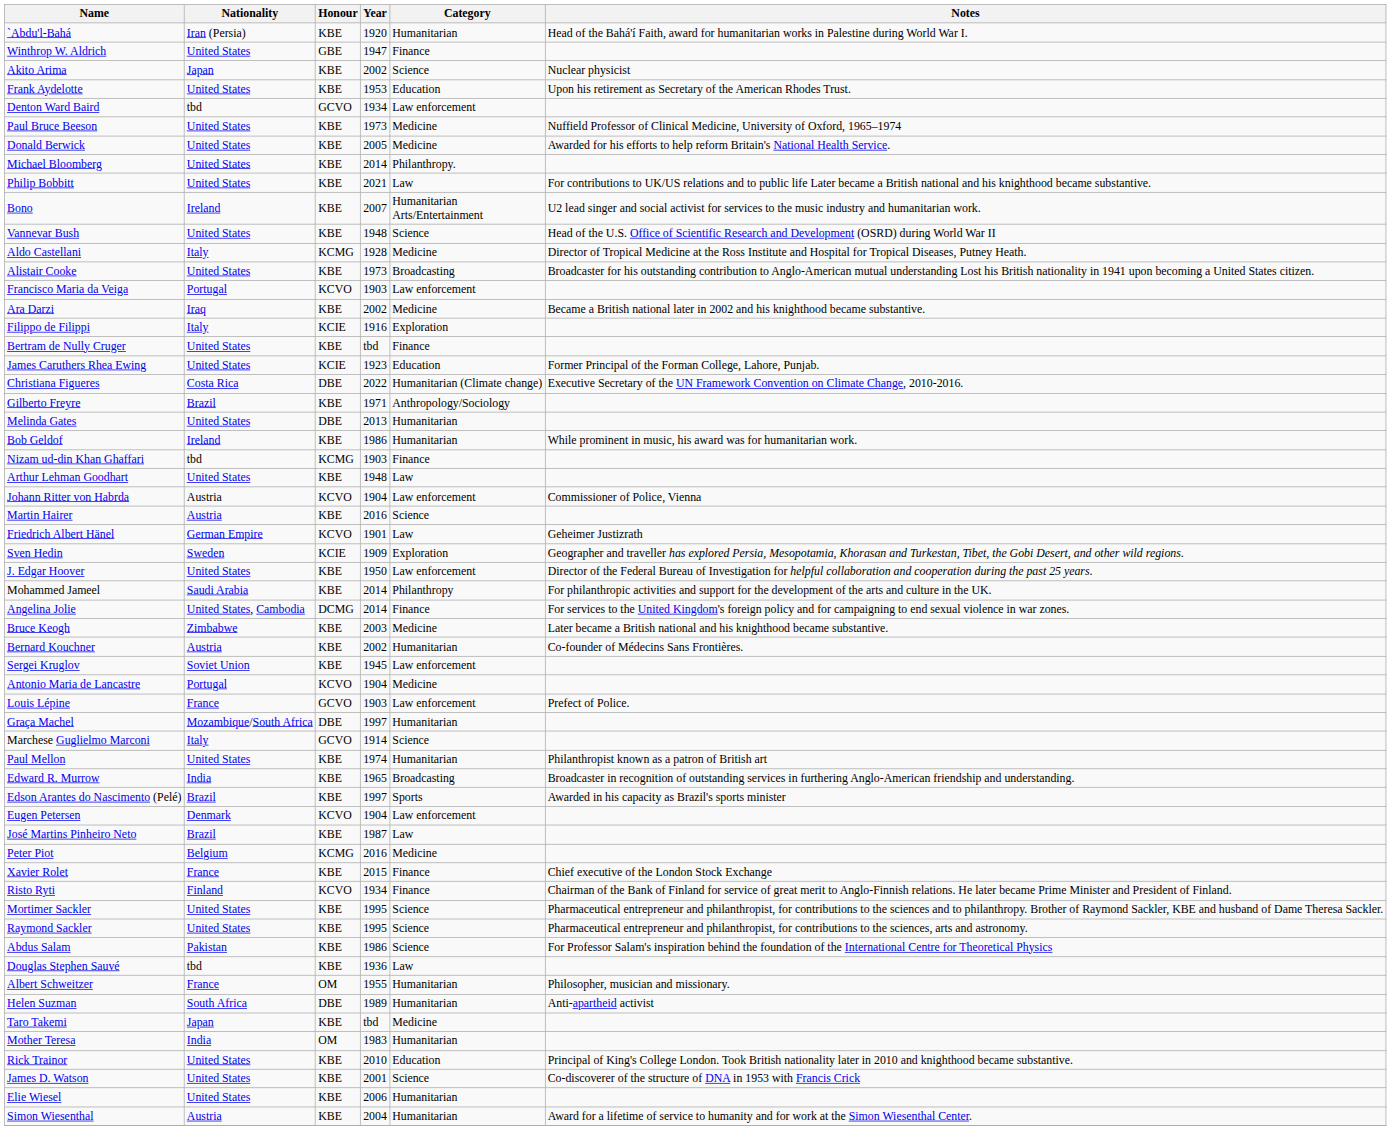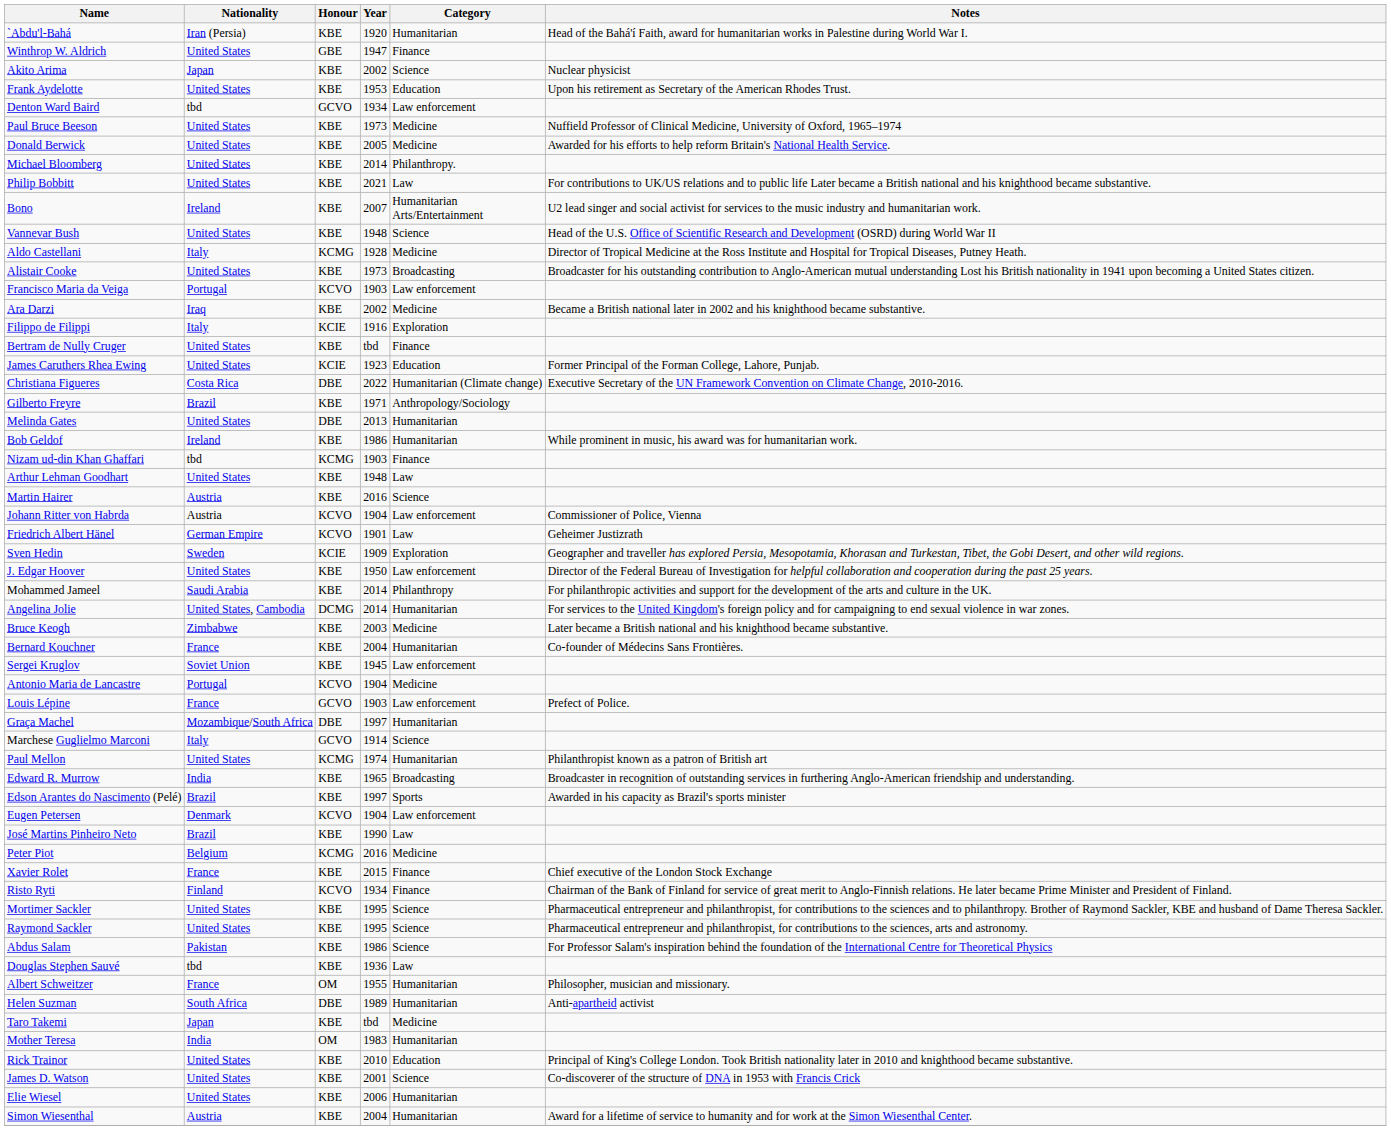rows swapped: (68, 496) <-> (40, 515)
(411, 609) Finance -> (425, 609) Humanitarian
(204, 646) Austria -> (203, 646) France
(375, 646) 2002 -> (375, 646) 2004
(330, 759) KBE -> (336, 759) KCMG
(375, 834) 1987 -> (375, 834) 1990
